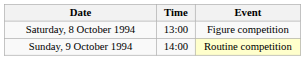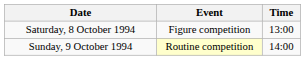columns swapped: (176, 13) <-> (248, 13)
